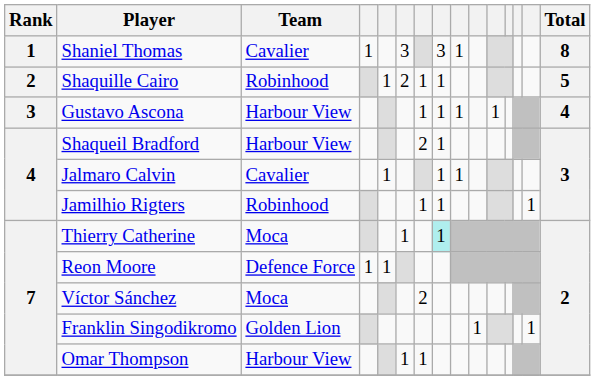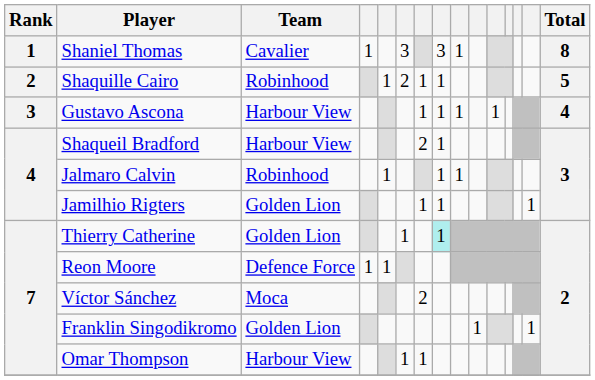(277, 174) Cavalier -> (287, 174) Robinhood
(287, 205) Robinhood -> (293, 205) Golden Lion
(267, 236) Moca -> (293, 236) Golden Lion
